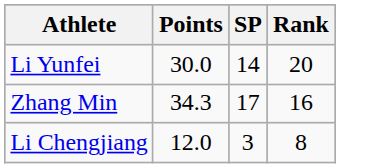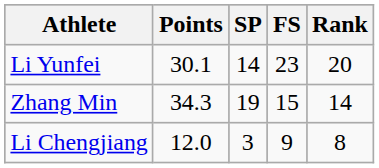+ column: (287, 24)
(191, 64) 30.0 -> (191, 64) 30.1
(248, 103) 17 -> (248, 103) 19
(301, 103) 16 -> (340, 103) 14
